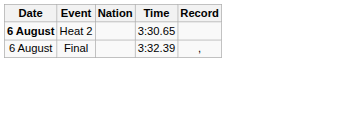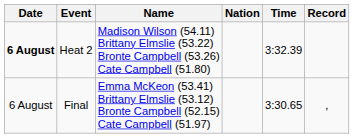+ column: (159, 13)
(156, 31) 3:30.65 -> (284, 50) 3:32.39
(156, 48) 3:32.39 -> (284, 105) 3:30.65
